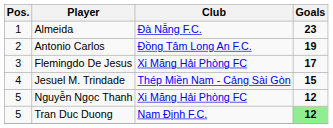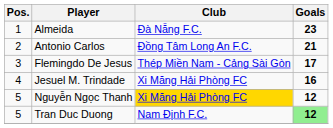(310, 47) 19 -> (310, 47) 21
(192, 64) Xi Măng Hải Phòng FC -> (214, 64) Thép Miền Nam - Cảng Sài Gòn
(214, 81) Thép Miền Nam - Cảng Sài Gòn -> (192, 81) Xi Măng Hải Phòng FC
(310, 81) 15 -> (310, 81) 16
(192, 98) no background -> (192, 98) gold background
